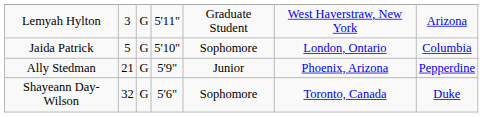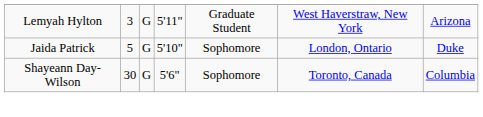(447, 48) Columbia -> (450, 48) Duke
- row: (61, 68)
(127, 94) 32 -> (130, 75) 30
(447, 94) Duke -> (450, 75) Columbia
